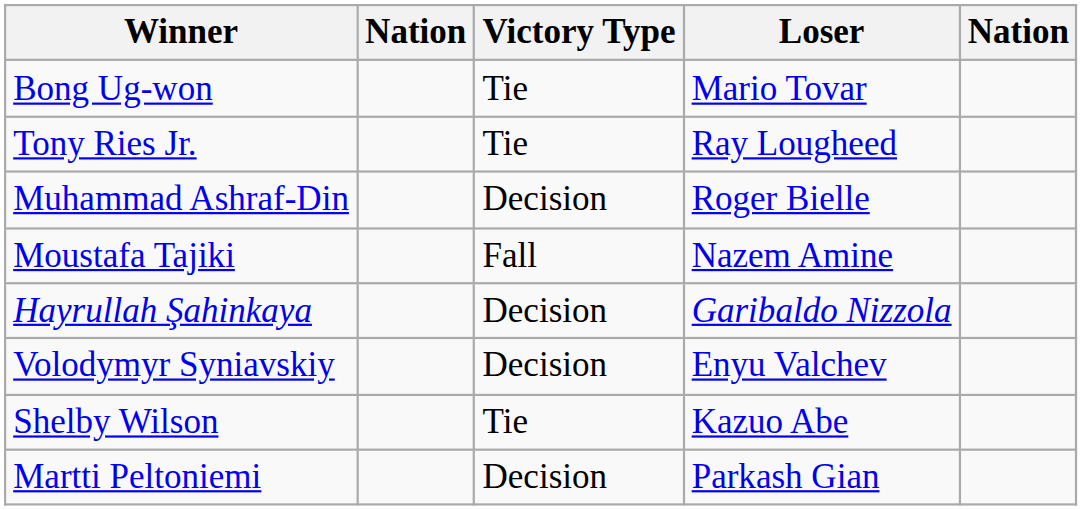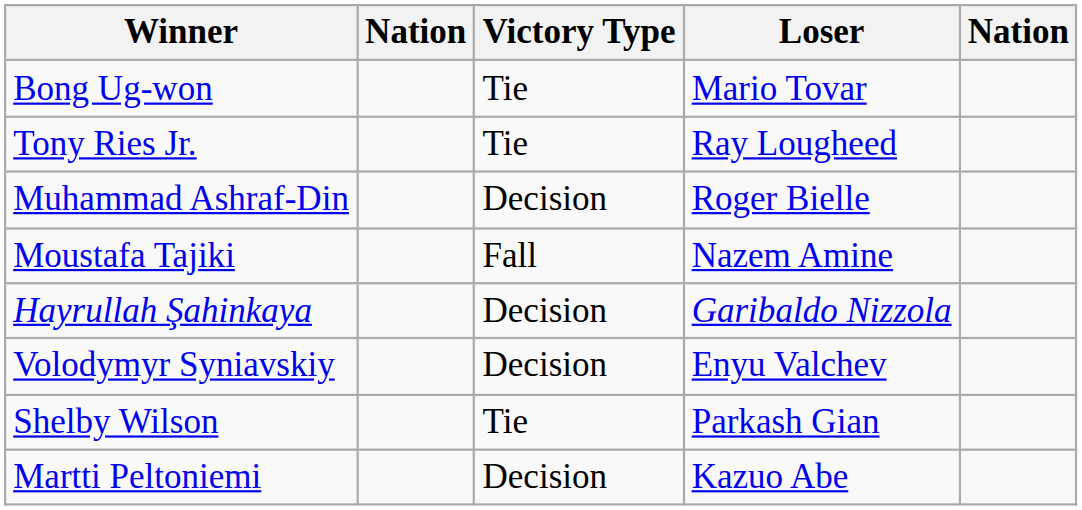(770, 421) Kazuo Abe -> (786, 421) Parkash Gian
(786, 476) Parkash Gian -> (770, 476) Kazuo Abe
